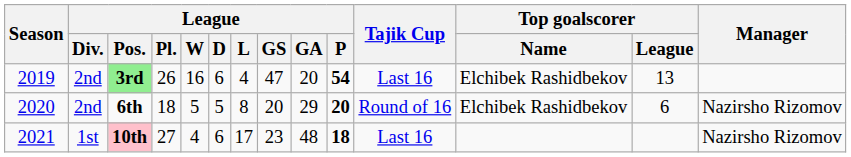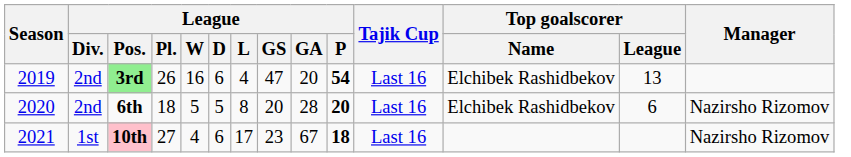(309, 107) 29 -> (309, 107) 28
(405, 107) Round of 16 -> (399, 107) Last 16
(309, 136) 48 -> (309, 136) 67
